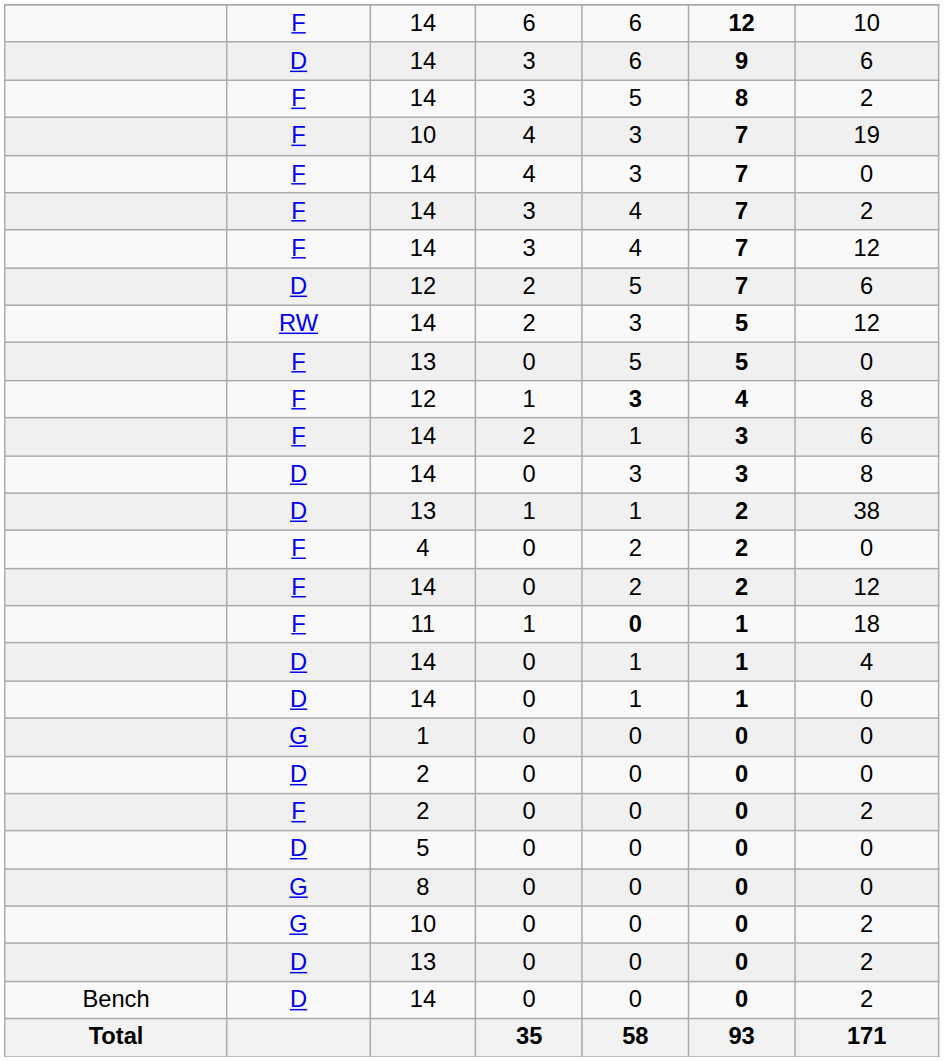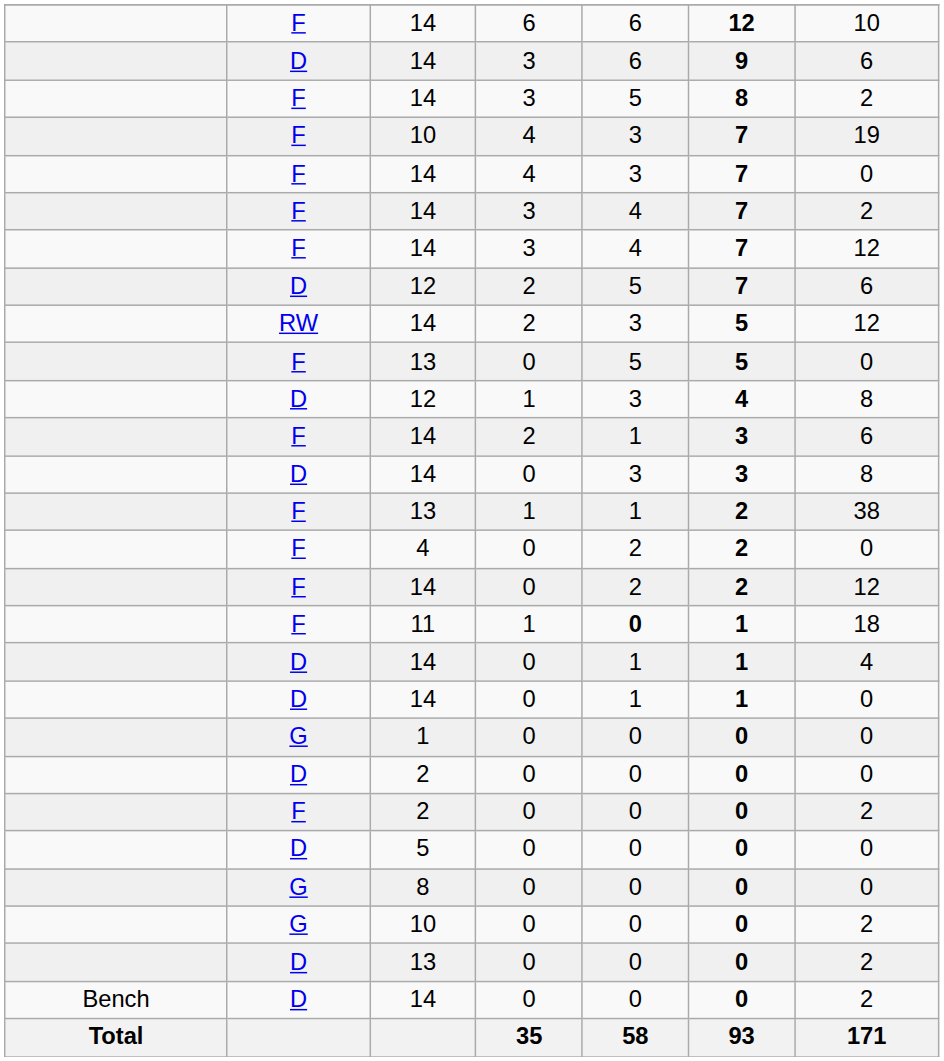(299, 398) F -> (299, 398) D
(635, 398) bold -> (635, 398) normal
(299, 511) D -> (299, 511) F
